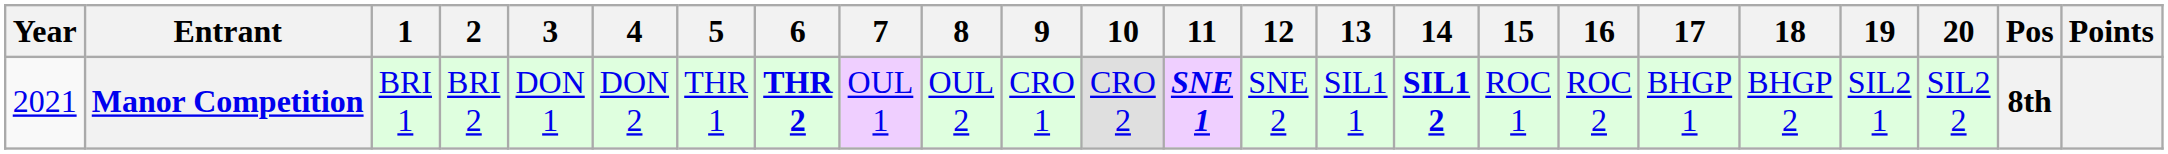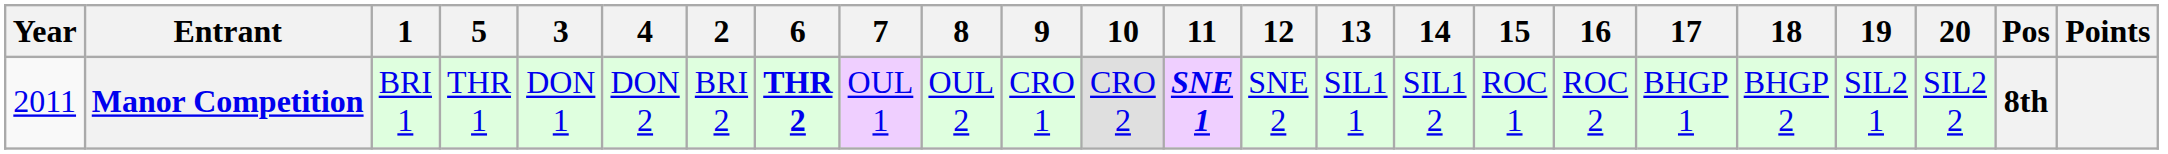columns swapped: (474, 30) <-> (716, 30)
(45, 101) 2021 -> (45, 101) 2011
(1436, 101) bold -> (1435, 101) normal
